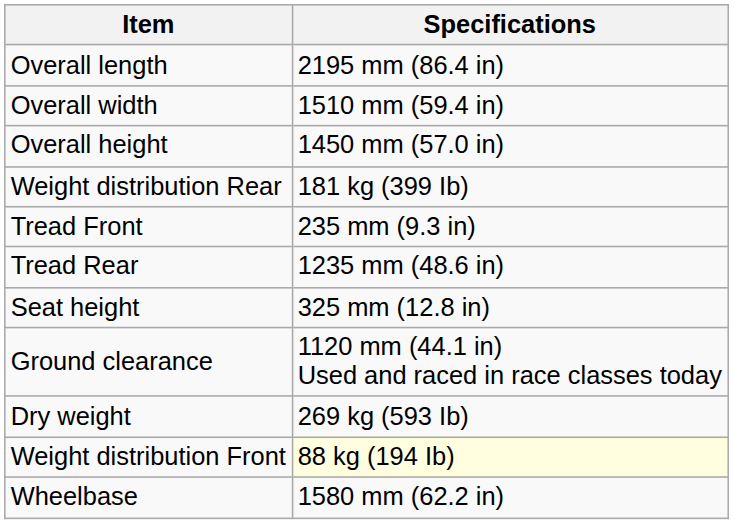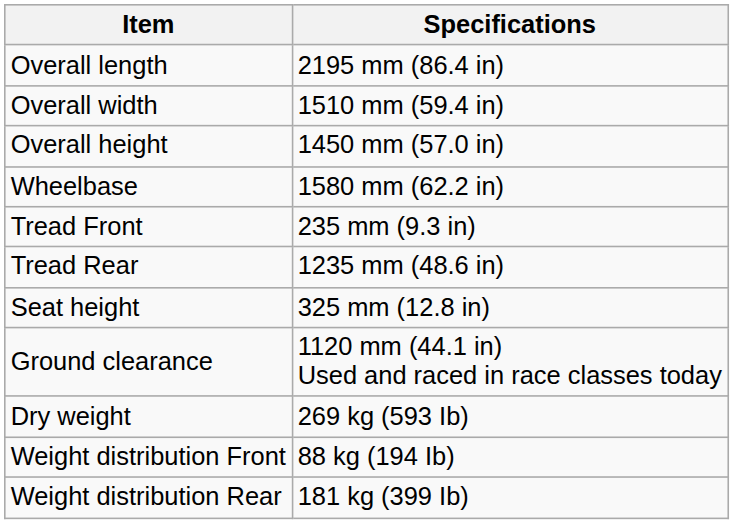rows swapped: (74, 497) <-> (146, 186)
(376, 456) lightyellow background -> (376, 456) no background
